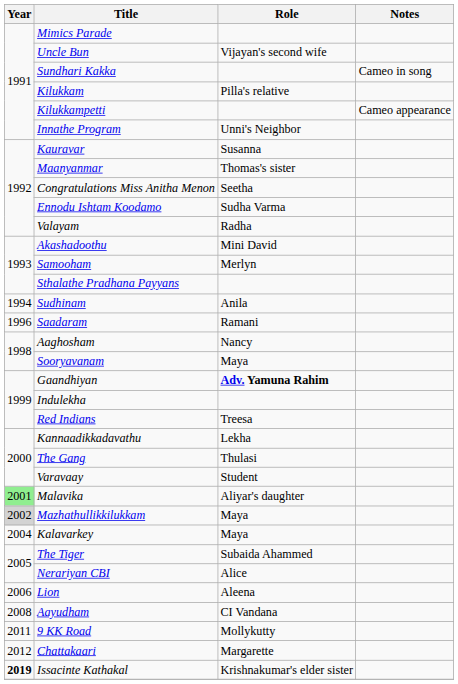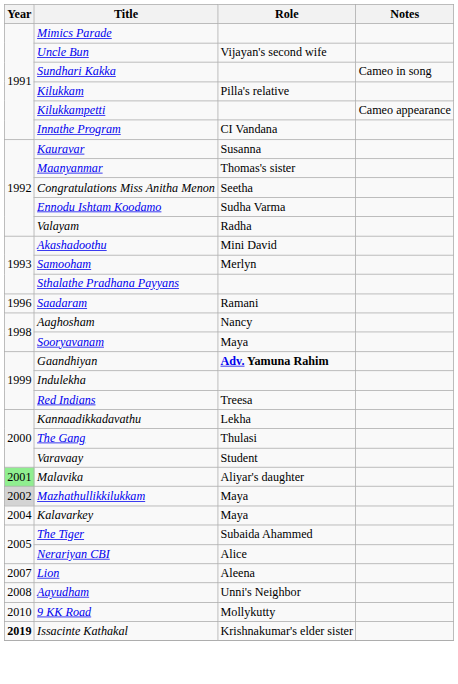(261, 129) Unni's Neighbor -> (249, 129) CI Vandana
- row: (61, 303)
(19, 592) 2006 -> (19, 573) 2007
(249, 611) CI Vandana -> (261, 592) Unni's Neighbor
(19, 631) 2011 -> (19, 611) 2010
- row: (66, 650)
